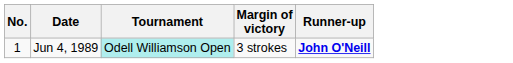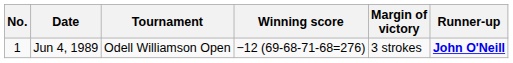+ column: (301, 21)
(167, 48) paleturquoise background -> (167, 48) no background
